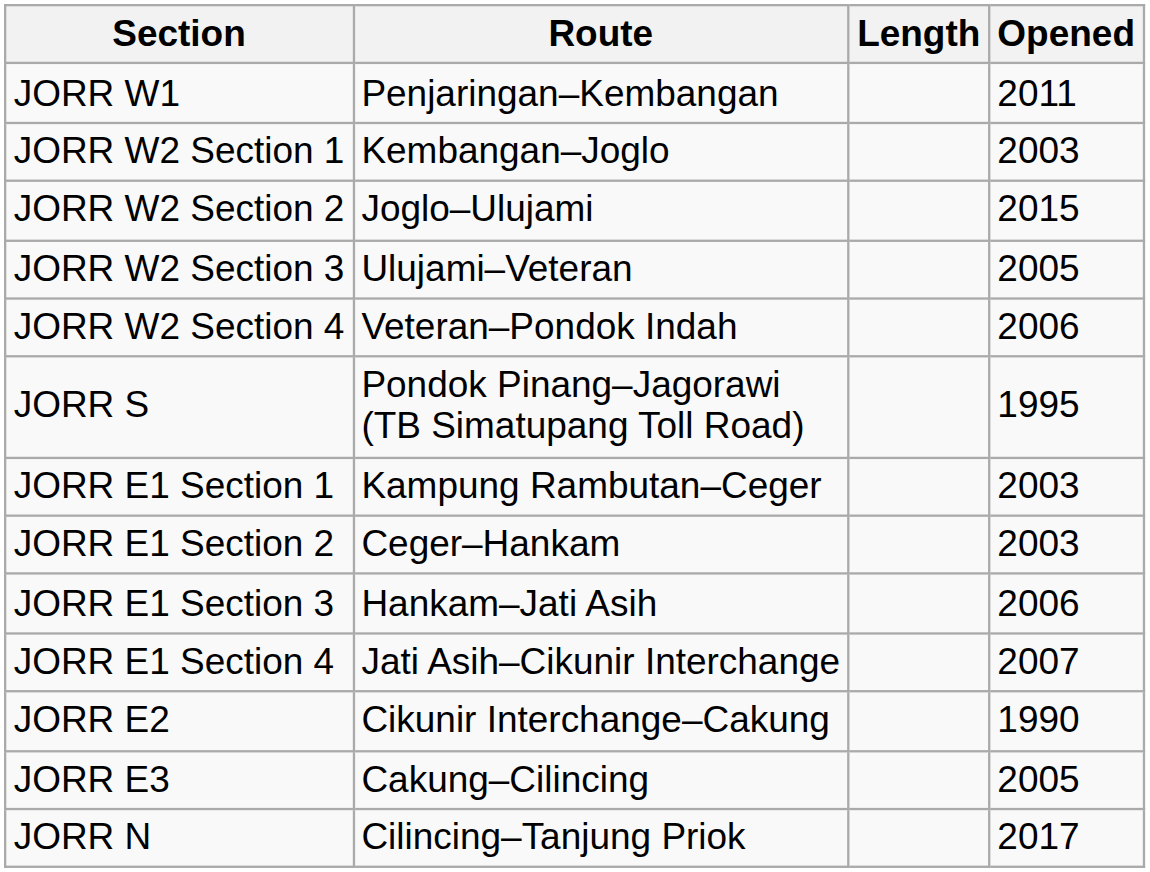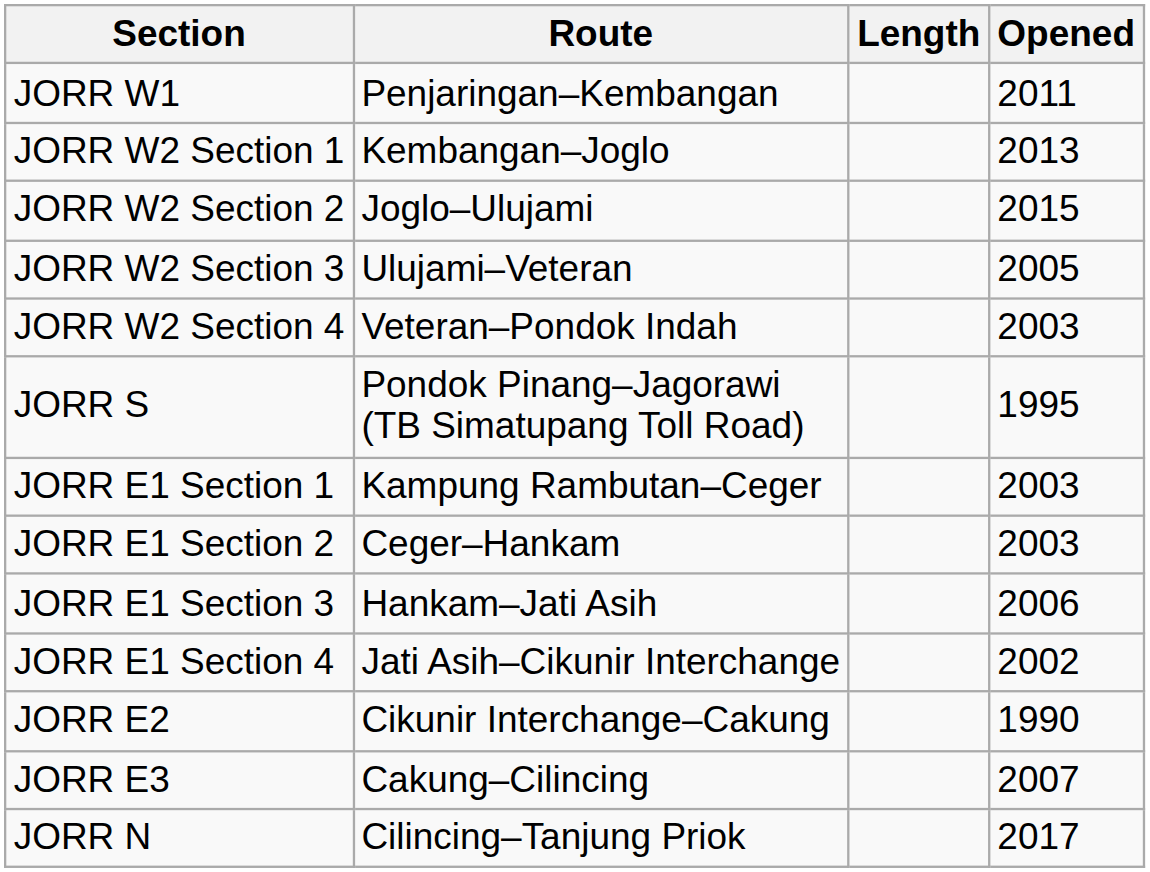(1038, 151) 2003 -> (1038, 151) 2013
(1038, 326) 2006 -> (1038, 326) 2003
(1038, 661) 2007 -> (1038, 661) 2002
(1038, 778) 2005 -> (1038, 778) 2007
